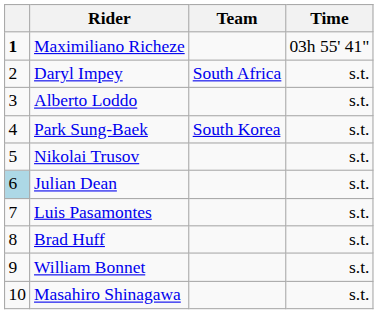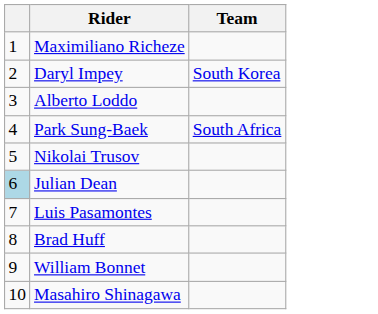- column: (329, 18)
(13, 45) bold -> (13, 45) normal
(237, 73) South Africa -> (237, 73) South Korea
(237, 128) South Korea -> (237, 128) South Africa
